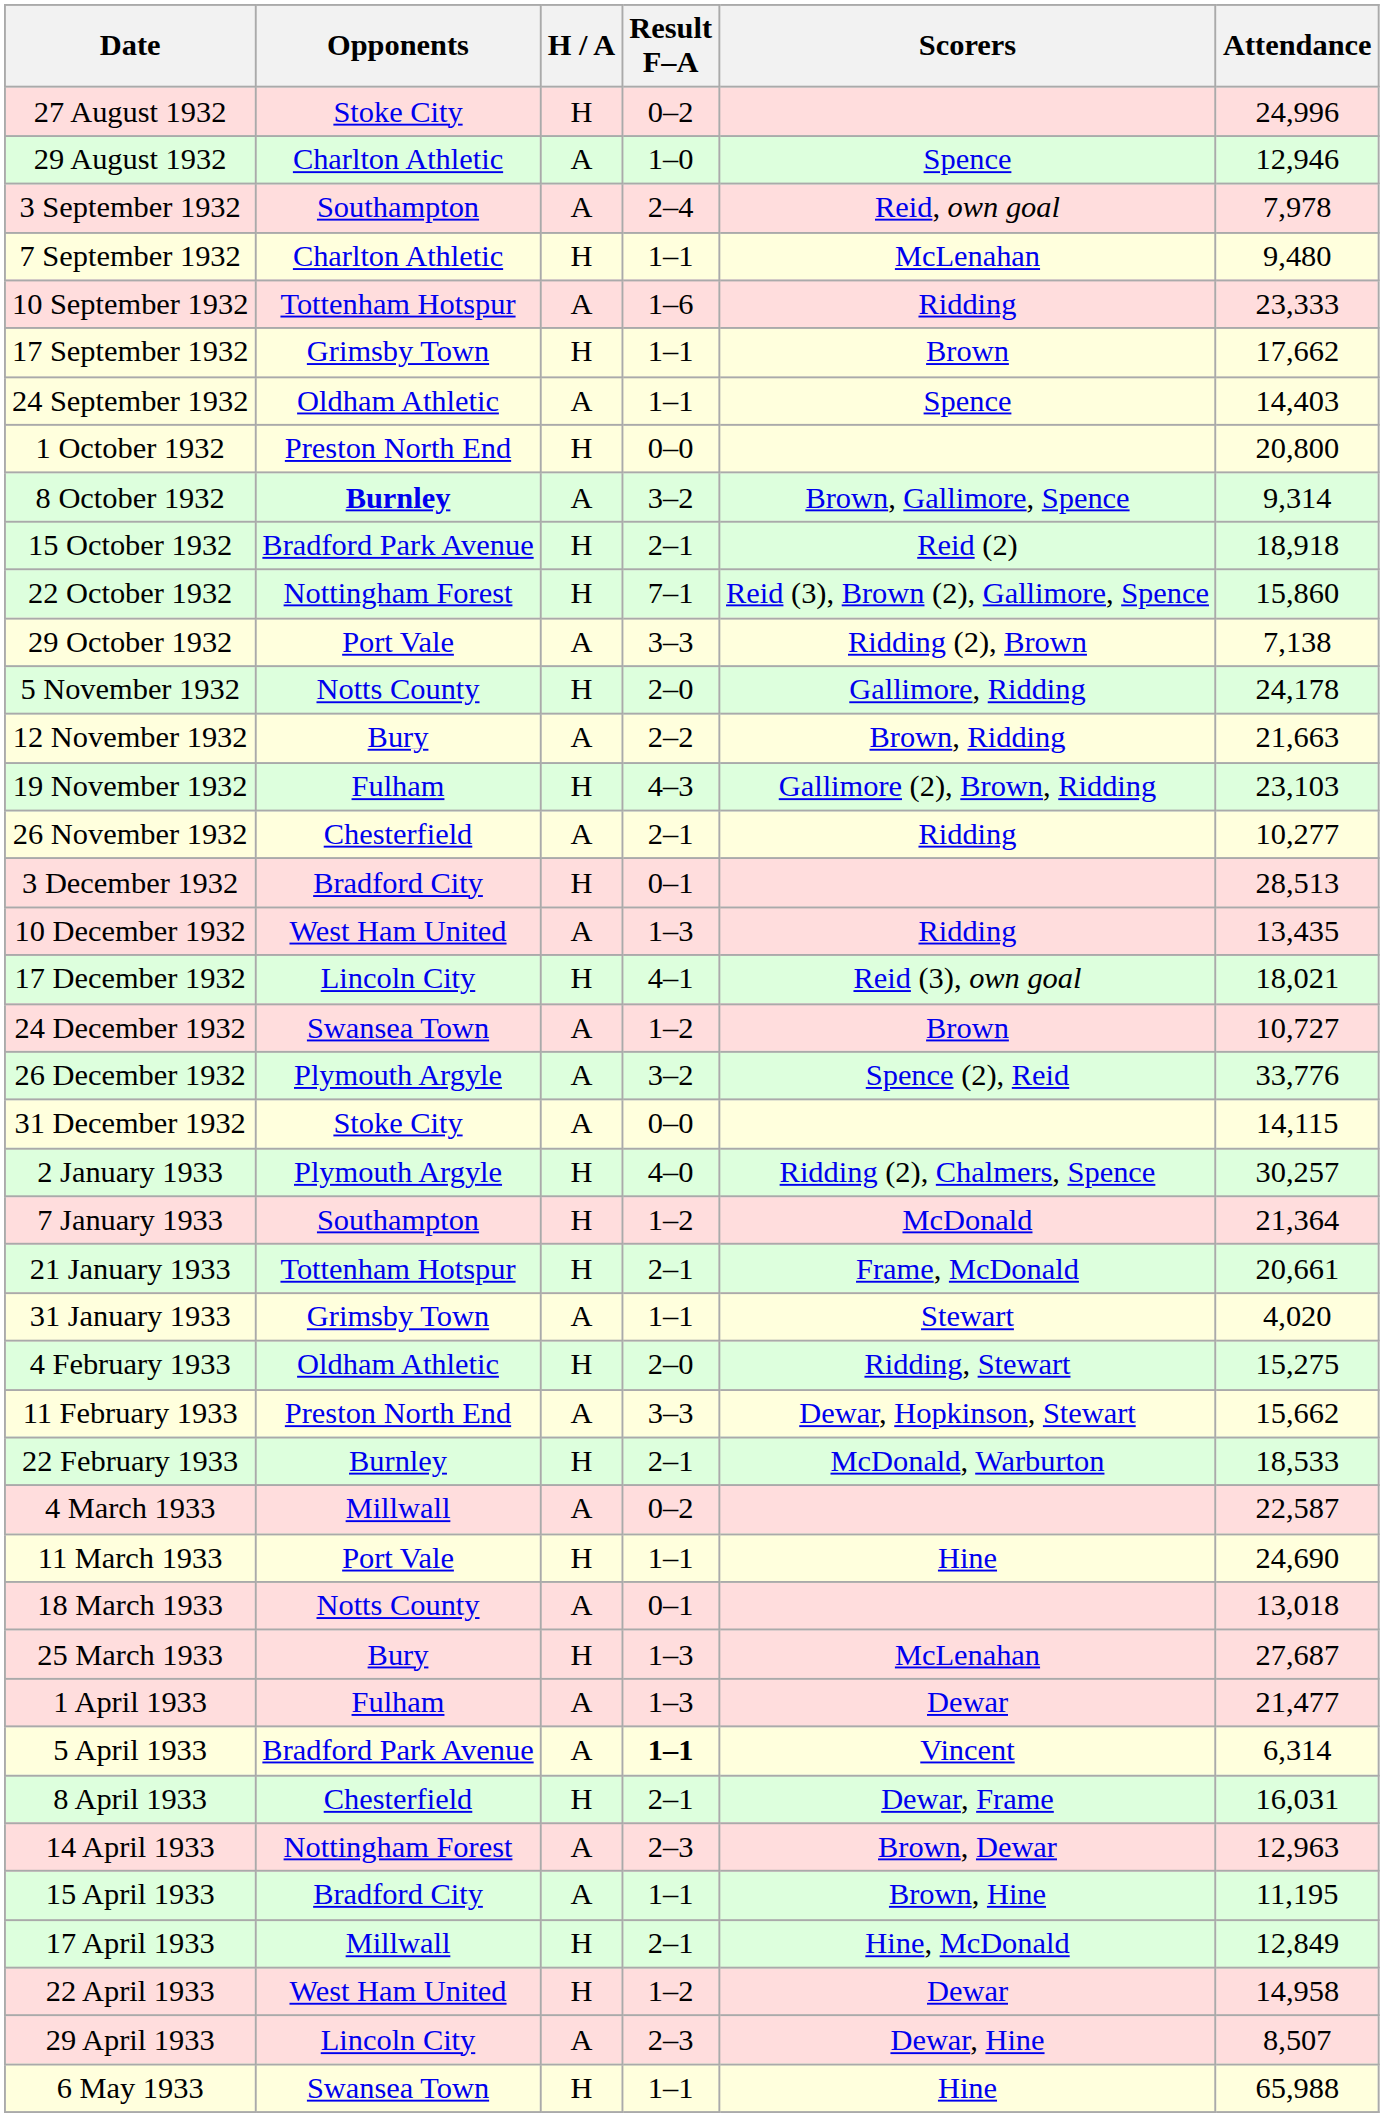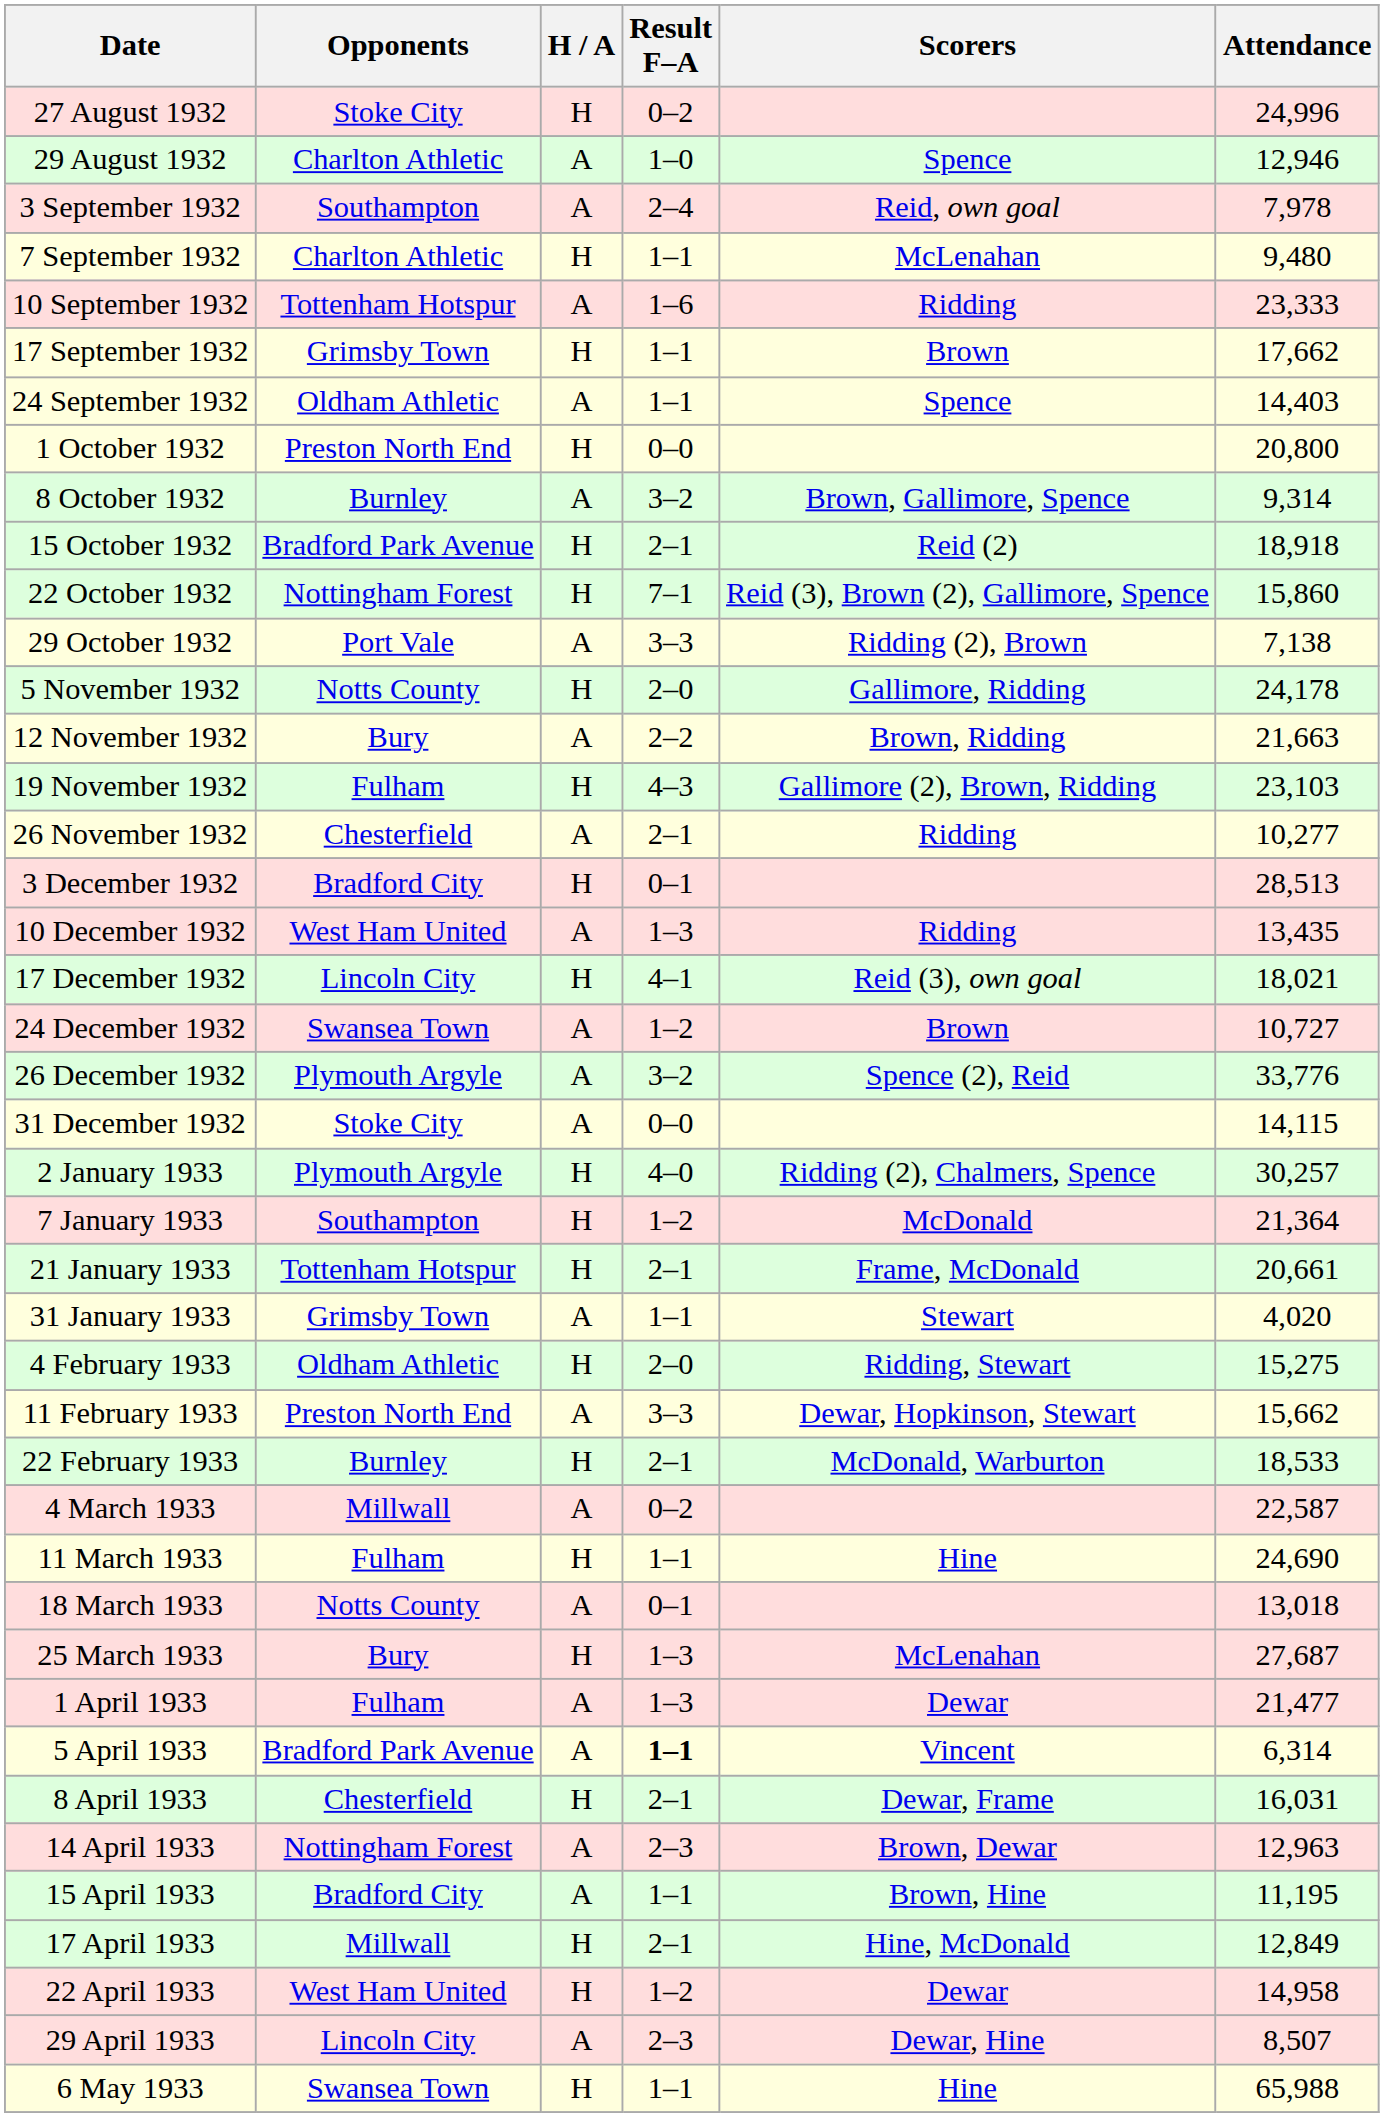(398, 496) bold -> (398, 496) normal
(398, 1557) Port Vale -> (398, 1557) Fulham
